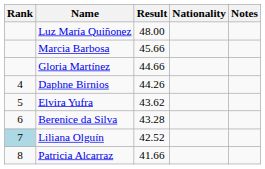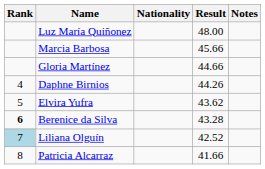columns swapped: (199, 13) <-> (152, 13)
(20, 119) normal -> (20, 119) bold
